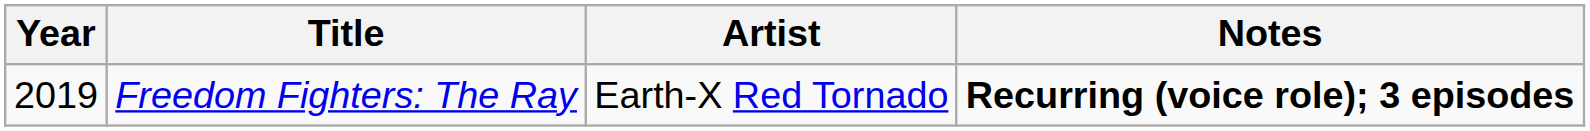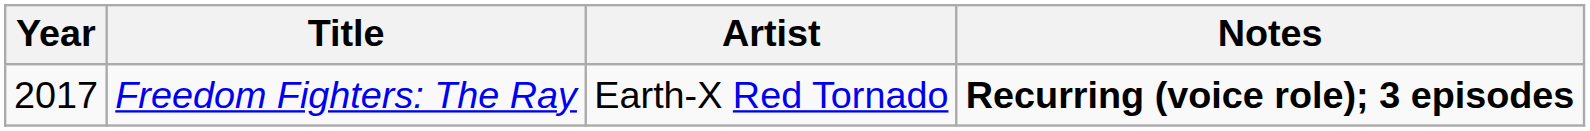(56, 94) 2019 -> (56, 94) 2017
